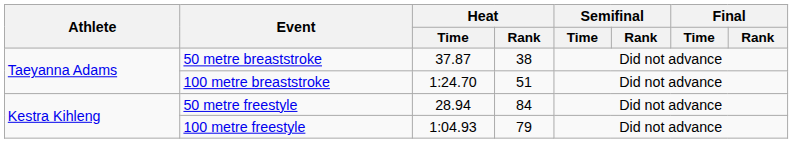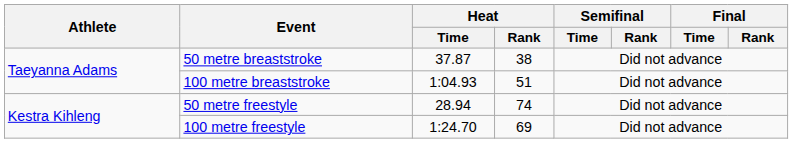(453, 82) 1:24.70 -> (453, 82) 1:04.93
(524, 105) 84 -> (524, 105) 74
(453, 127) 1:04.93 -> (453, 127) 1:24.70
(524, 127) 79 -> (524, 127) 69
